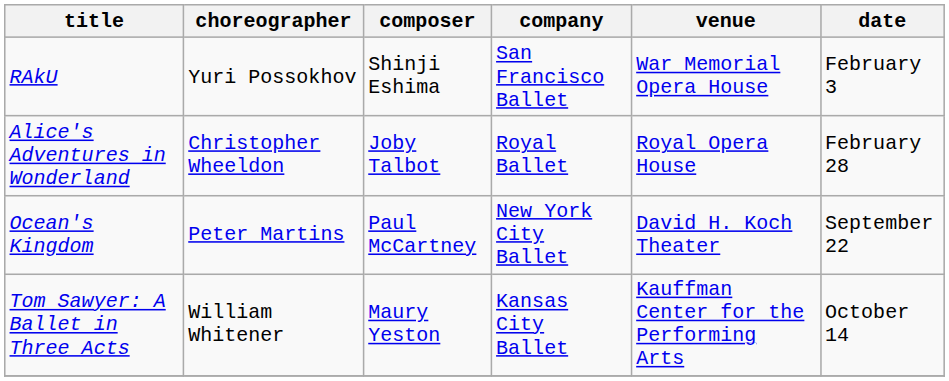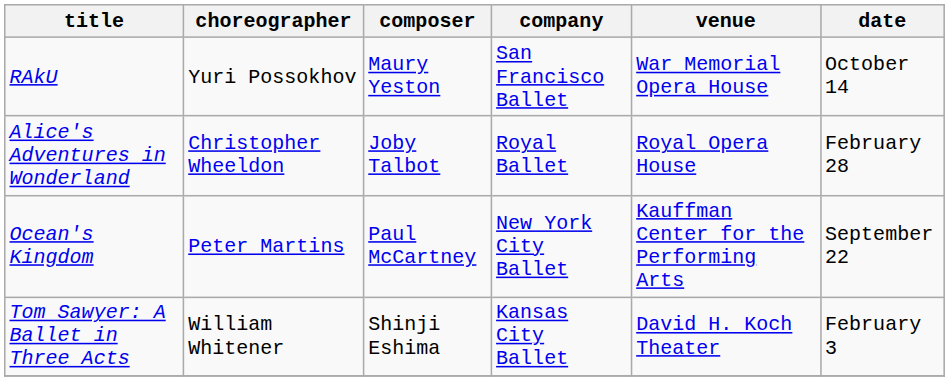(404, 77) Shinji Eshima -> (404, 77) Maury Yeston
(873, 77) February 3 -> (867, 77) October 14
(714, 234) David H. Koch Theater -> (720, 246) Kauffman Center for the Performing Arts
(404, 325) Maury Yeston -> (404, 336) Shinji Eshima
(720, 325) Kauffman Center for the Performing Arts -> (714, 336) David H. Koch Theater
(867, 325) October 14 -> (873, 336) February 3
